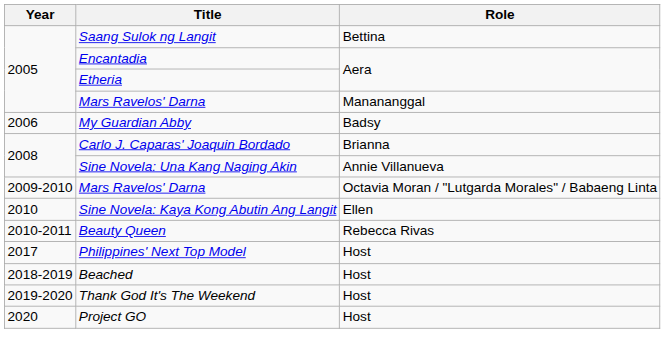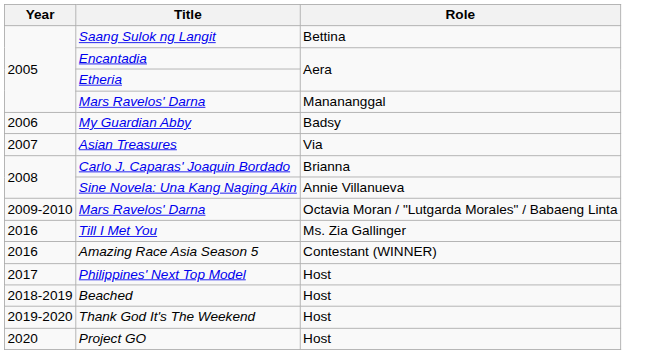+ row: (128, 144)
- row: (208, 209)
- row: (122, 230)
+ row: (118, 230)
+ row: (169, 252)
